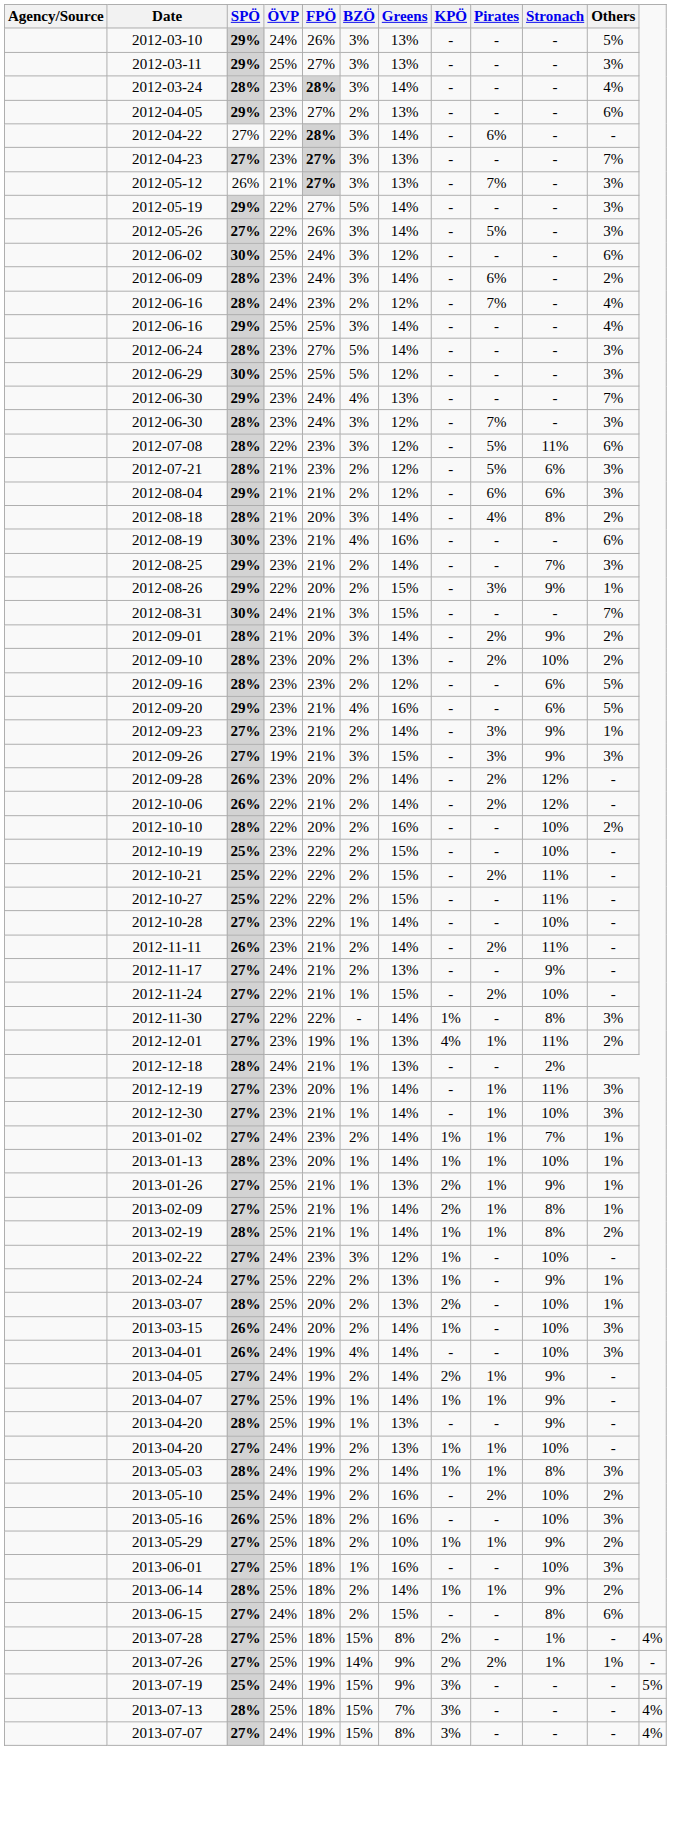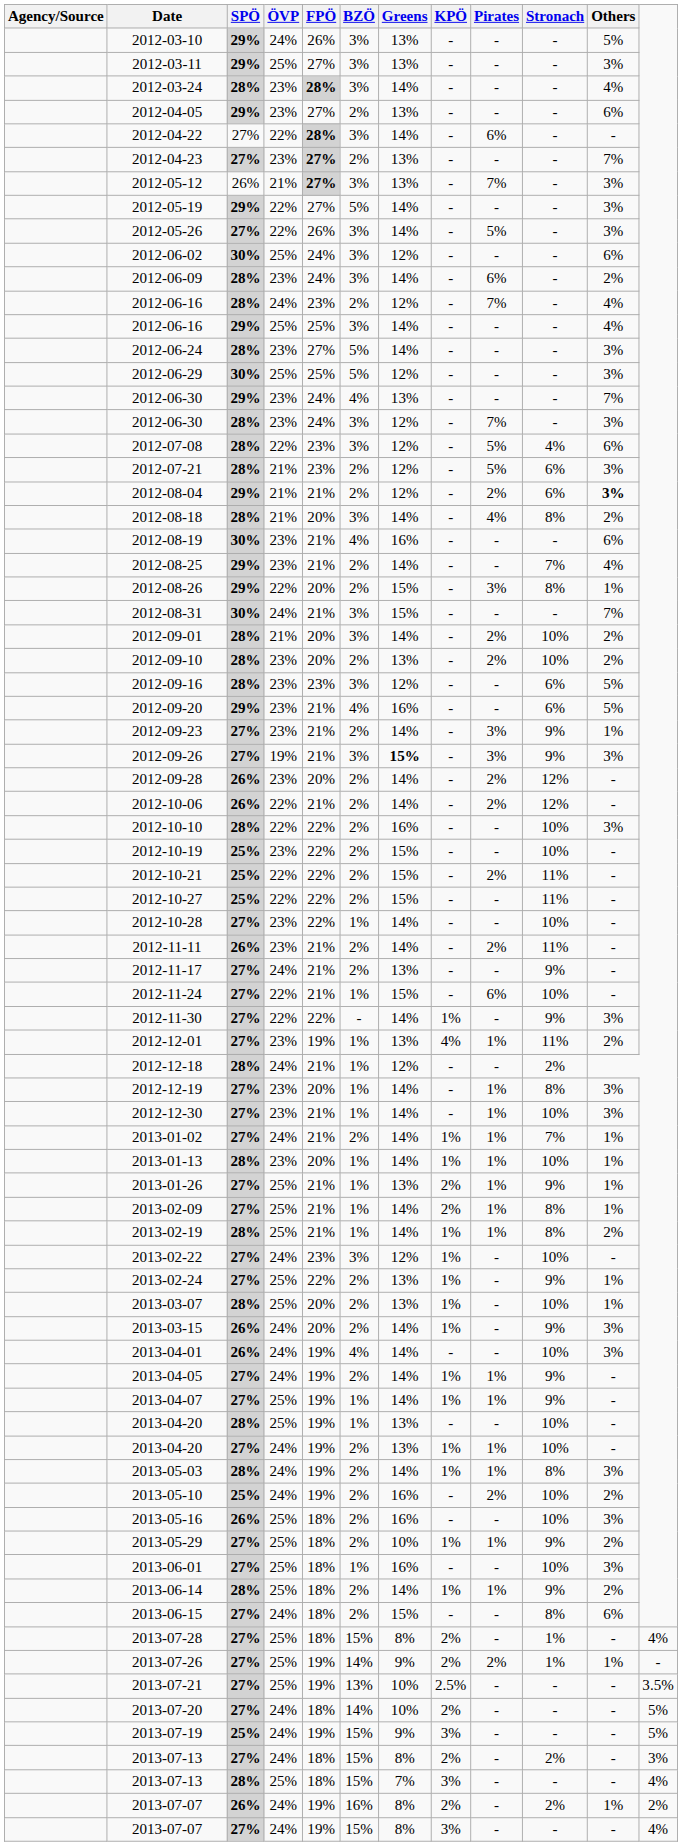(359, 159) 3% -> (359, 159) 2%
(555, 445) 11% -> (555, 445) 4%
(497, 493) 6% -> (497, 493) 2%
(613, 493) normal -> (613, 493) bold
(613, 565) 3% -> (613, 565) 4%
(555, 588) 9% -> (555, 588) 8%
(555, 636) 9% -> (555, 636) 10%
(359, 684) 2% -> (359, 684) 3%
(405, 755) normal -> (405, 755) bold
(321, 827) 20% -> (321, 827) 22%
(613, 827) 2% -> (613, 827) 3%
(497, 994) 2% -> (497, 994) 6%
(555, 1018) 8% -> (555, 1018) 9%
(405, 1065) 13% -> (405, 1065) 12%
(555, 1089) 11% -> (555, 1089) 8%
(321, 1137) 23% -> (321, 1137) 21%
(451, 1304) 2% -> (451, 1304) 1%
(555, 1328) 10% -> (555, 1328) 9%
(451, 1376) 2% -> (451, 1376) 1%
(555, 1423) 9% -> (555, 1423) 10%
+ row: (167, 1686)
+ row: (167, 1709)
+ row: (167, 1757)
+ row: (167, 1805)
